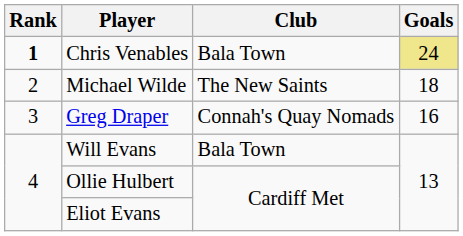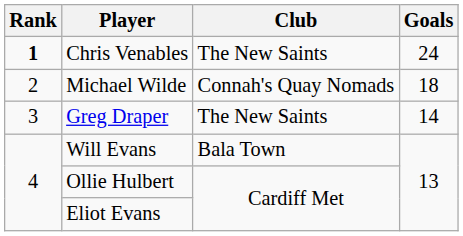(242, 52) Bala Town -> (262, 52) The New Saints
(428, 52) khaki background -> (428, 52) no background
(262, 85) The New Saints -> (296, 85) Connah's Quay Nomads
(296, 117) Connah's Quay Nomads -> (262, 117) The New Saints
(428, 117) 16 -> (428, 117) 14
